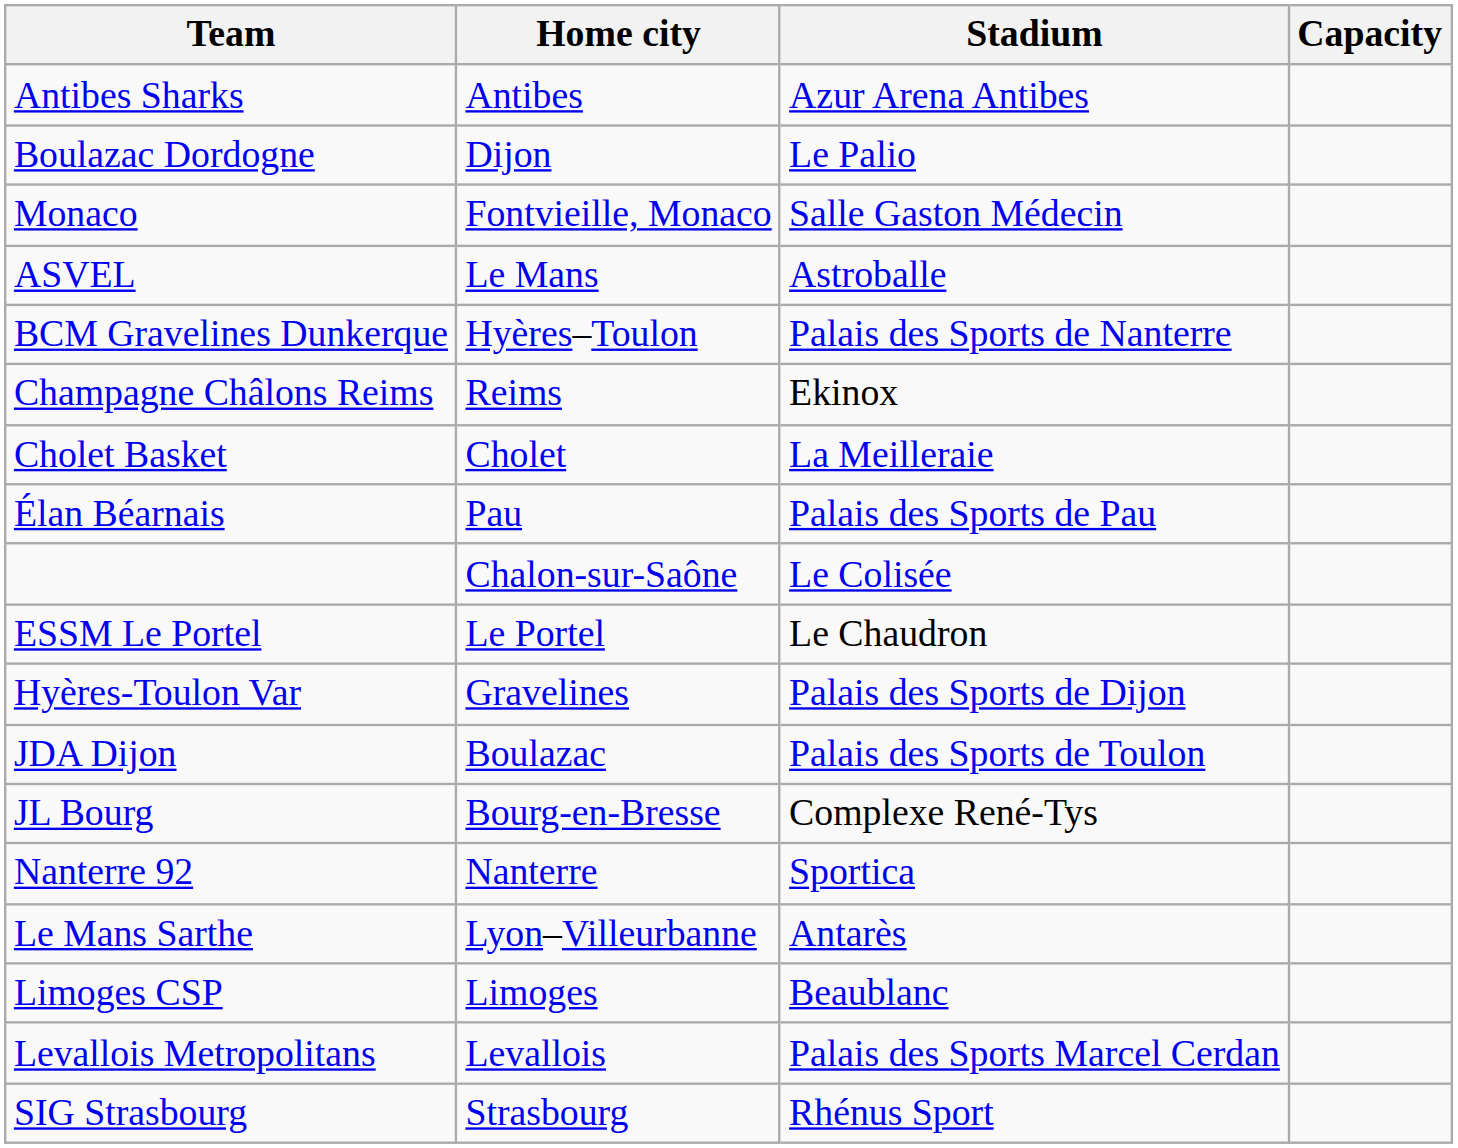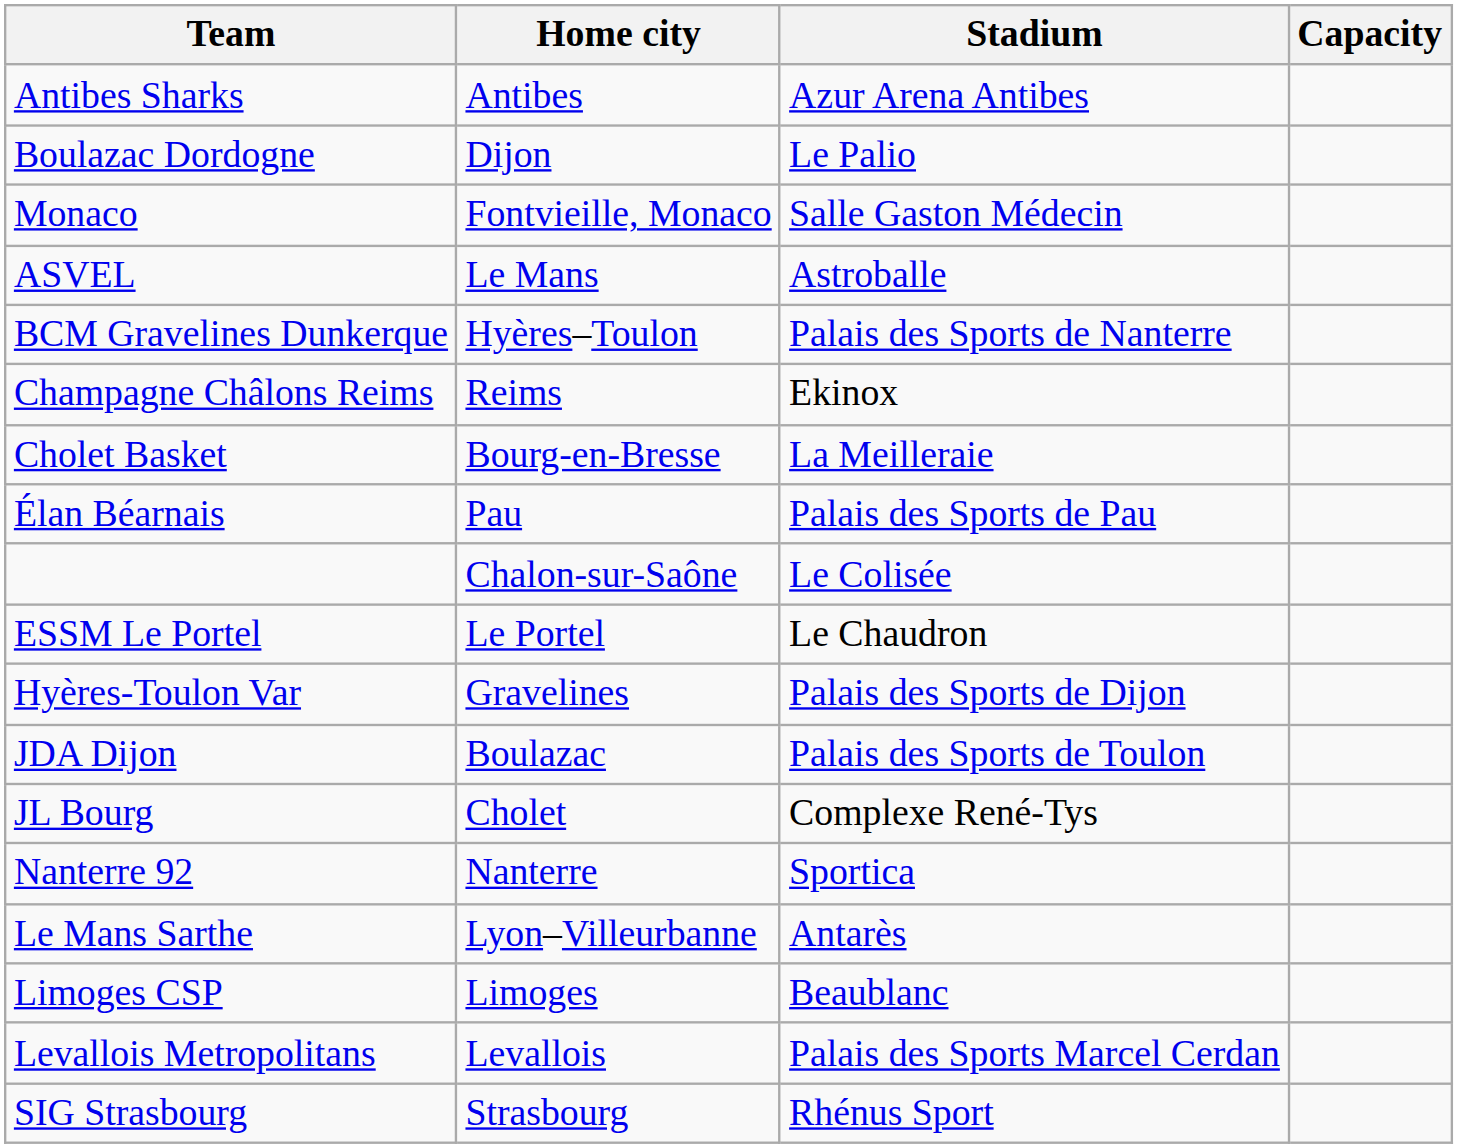(516, 453) Cholet -> (593, 453) Bourg-en-Bresse
(593, 812) Bourg-en-Bresse -> (516, 812) Cholet
